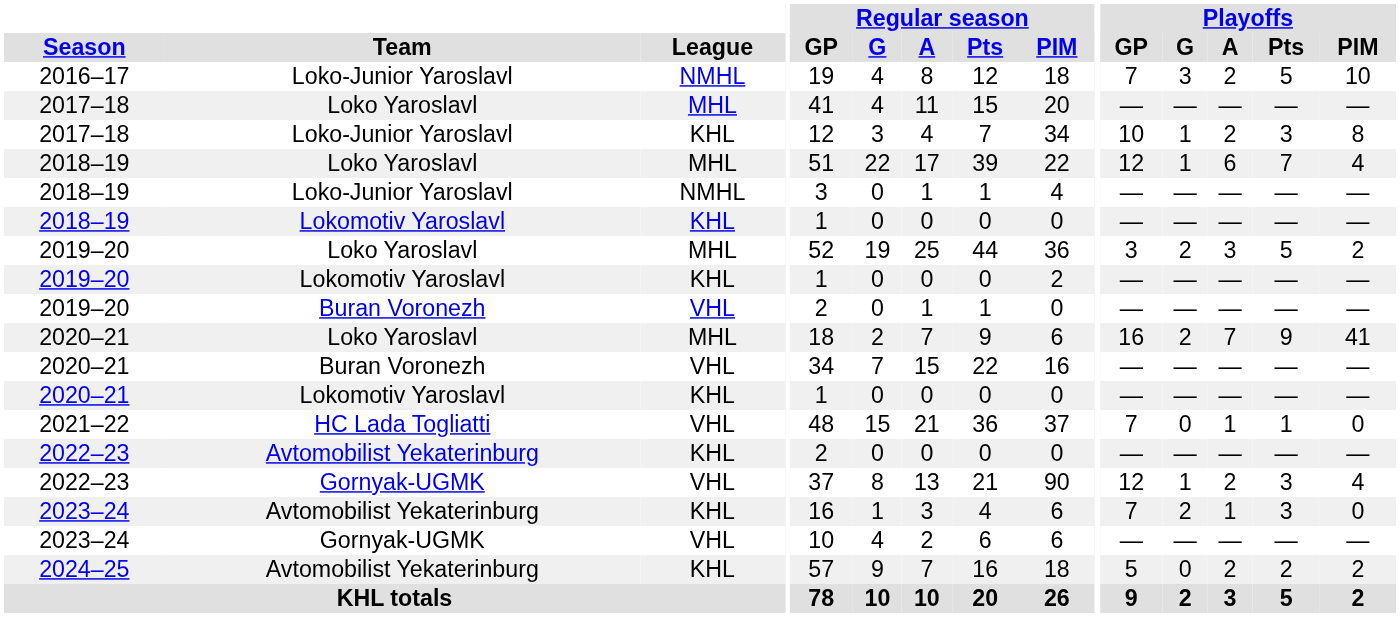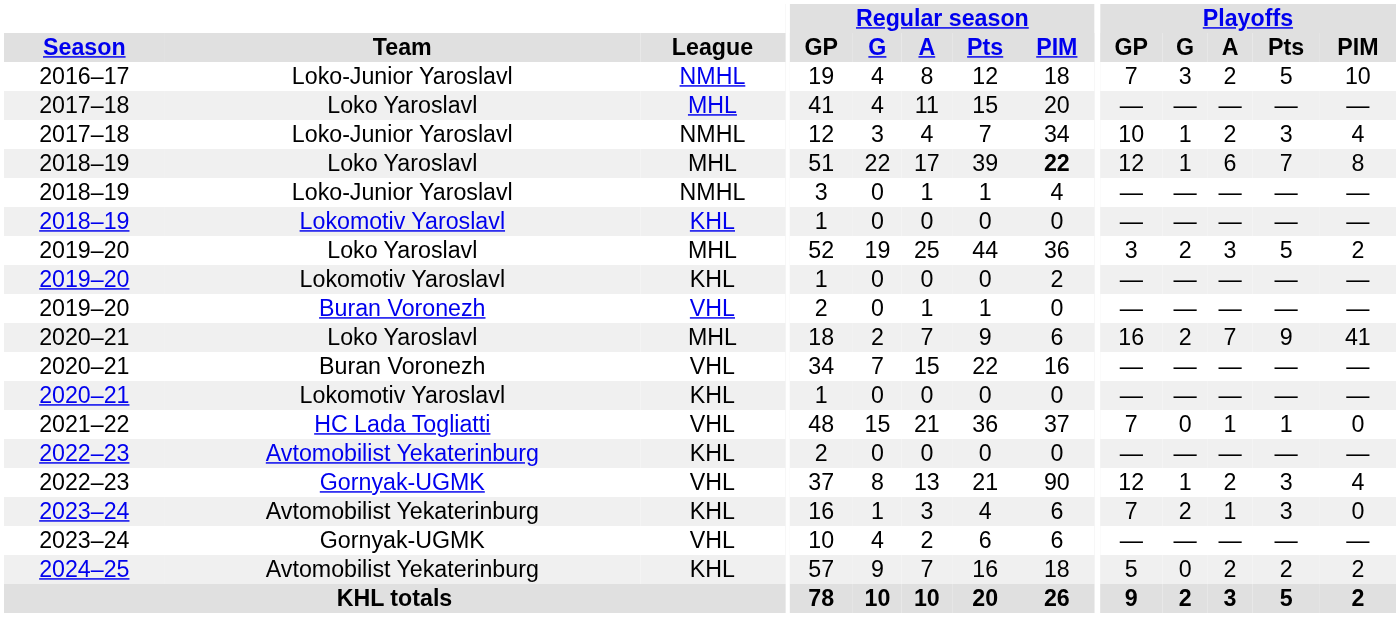(712, 134) KHL -> (712, 134) NMHL
(1358, 134) 8 -> (1358, 134) 4
(1057, 163) normal -> (1057, 163) bold
(1358, 163) 4 -> (1358, 163) 8
